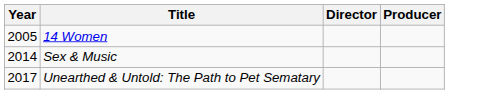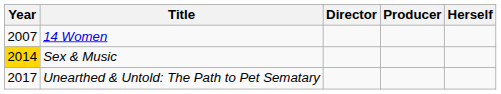+ column: (470, 15)
(22, 36) 2005 -> (22, 36) 2007
(22, 57) no background -> (22, 57) gold background
